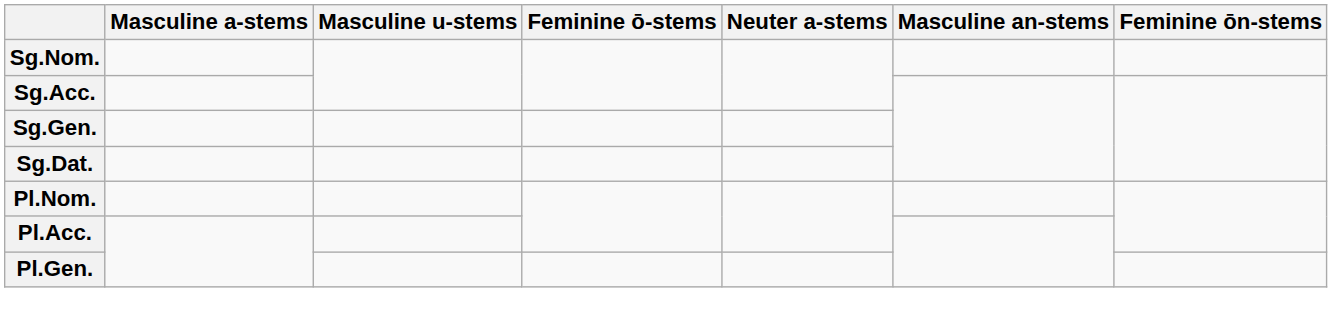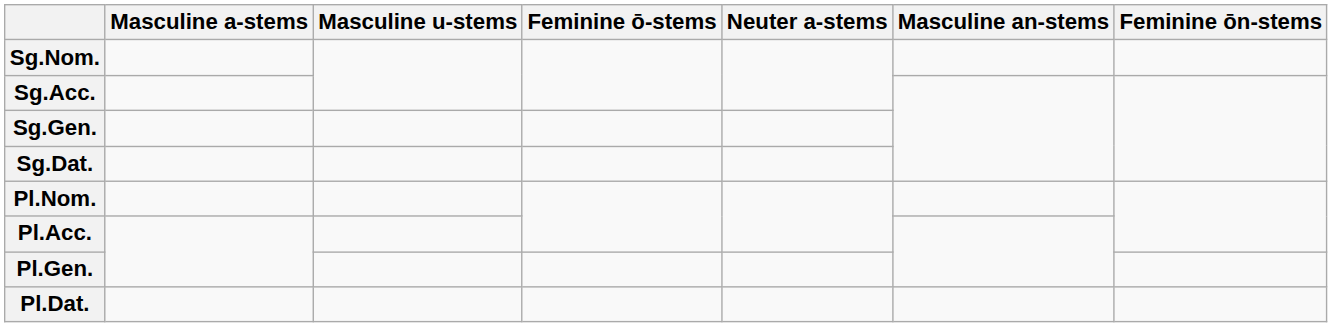+ row: (55, 304)
